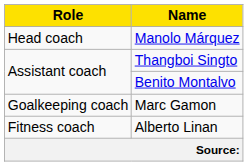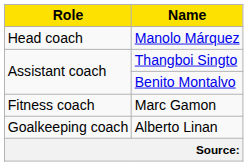(68, 104) Goalkeeping coach -> (51, 104) Fitness coach
(51, 127) Fitness coach -> (68, 127) Goalkeeping coach
